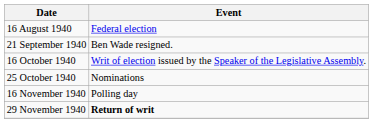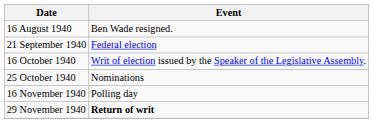(124, 28) Federal election -> (132, 28) Ben Wade resigned.
(132, 45) Ben Wade resigned. -> (124, 45) Federal election
